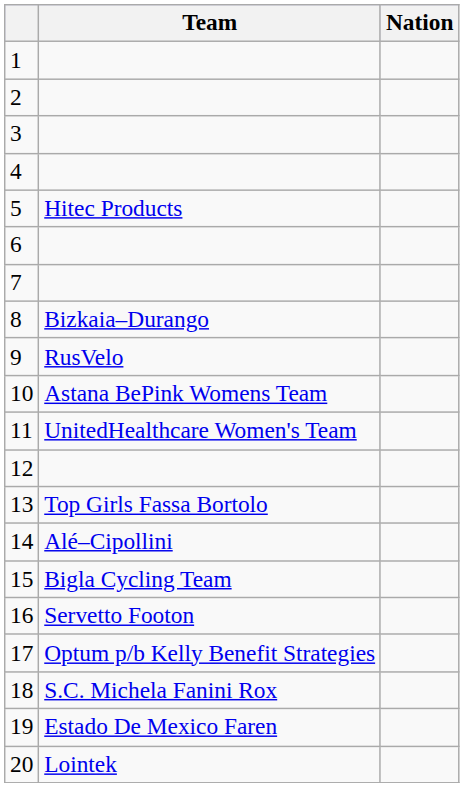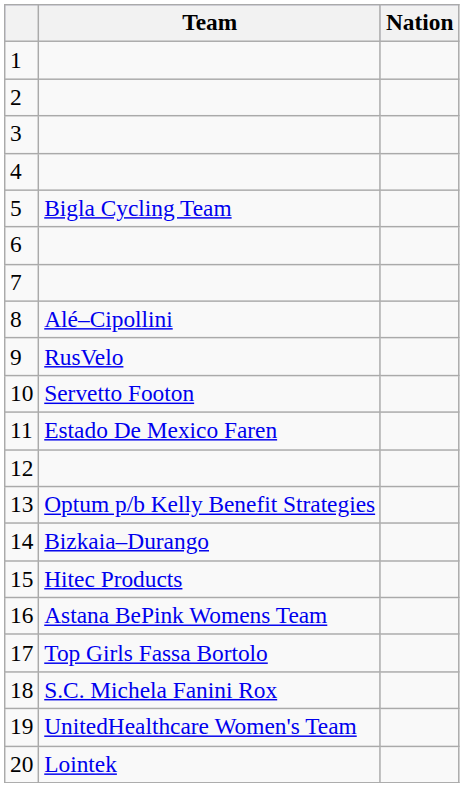(113, 208) Hitec Products -> (138, 208) Bigla Cycling Team
(127, 319) Bizkaia–Durango -> (108, 319) Alé–Cipollini
(186, 393) Astana BePink Womens Team -> (119, 393) Servetto Footon
(200, 430) UnitedHealthcare Women's Team -> (161, 430) Estado De Mexico Faren
(156, 504) Top Girls Fassa Bortolo -> (210, 504) Optum p/b Kelly Benefit Strategies
(108, 541) Alé–Cipollini -> (127, 541) Bizkaia–Durango
(138, 578) Bigla Cycling Team -> (113, 578) Hitec Products
(119, 615) Servetto Footon -> (186, 615) Astana BePink Womens Team
(210, 652) Optum p/b Kelly Benefit Strategies -> (156, 652) Top Girls Fassa Bortolo
(161, 726) Estado De Mexico Faren -> (200, 726) UnitedHealthcare Women's Team
